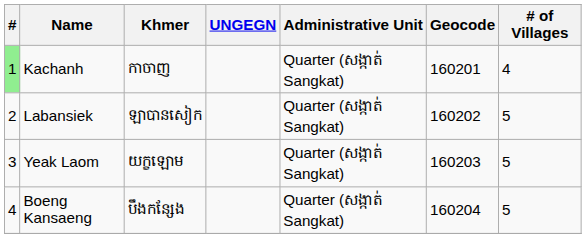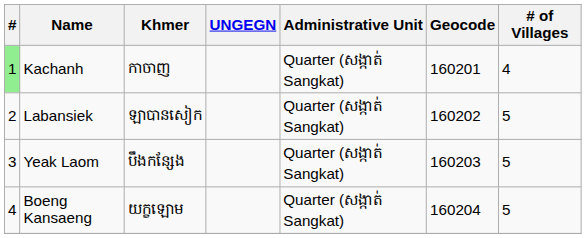(156, 162) យក្ខឡោម -> (156, 162) បឹងកន្សែង
(156, 208) បឹងកន្សែង -> (156, 208) យក្ខឡោម
